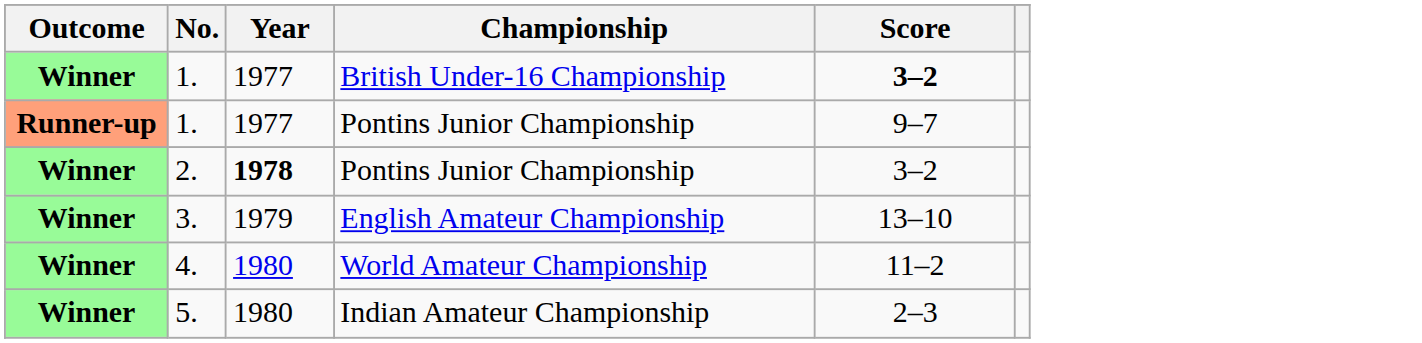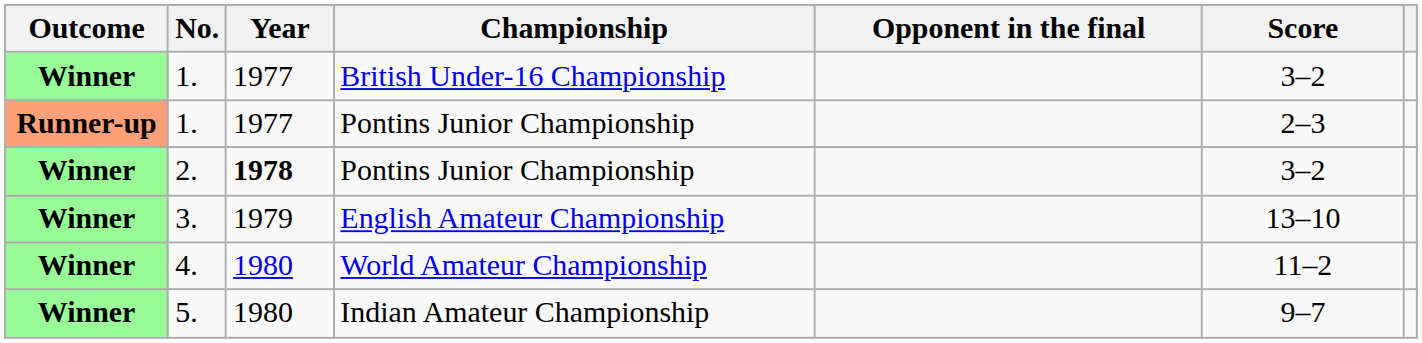+ column: (1009, 28)
(915, 75) bold -> (1303, 75) normal
(915, 123) 9–7 -> (1303, 123) 2–3
(915, 312) 2–3 -> (1303, 312) 9–7
